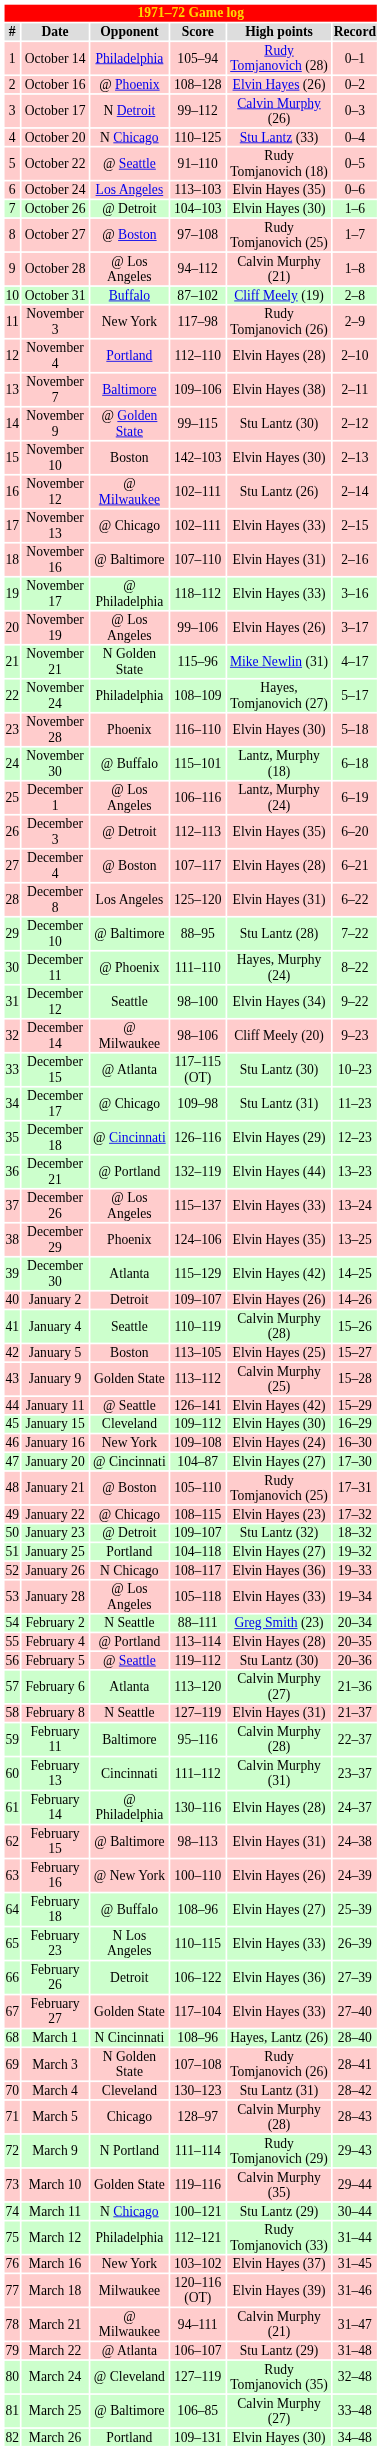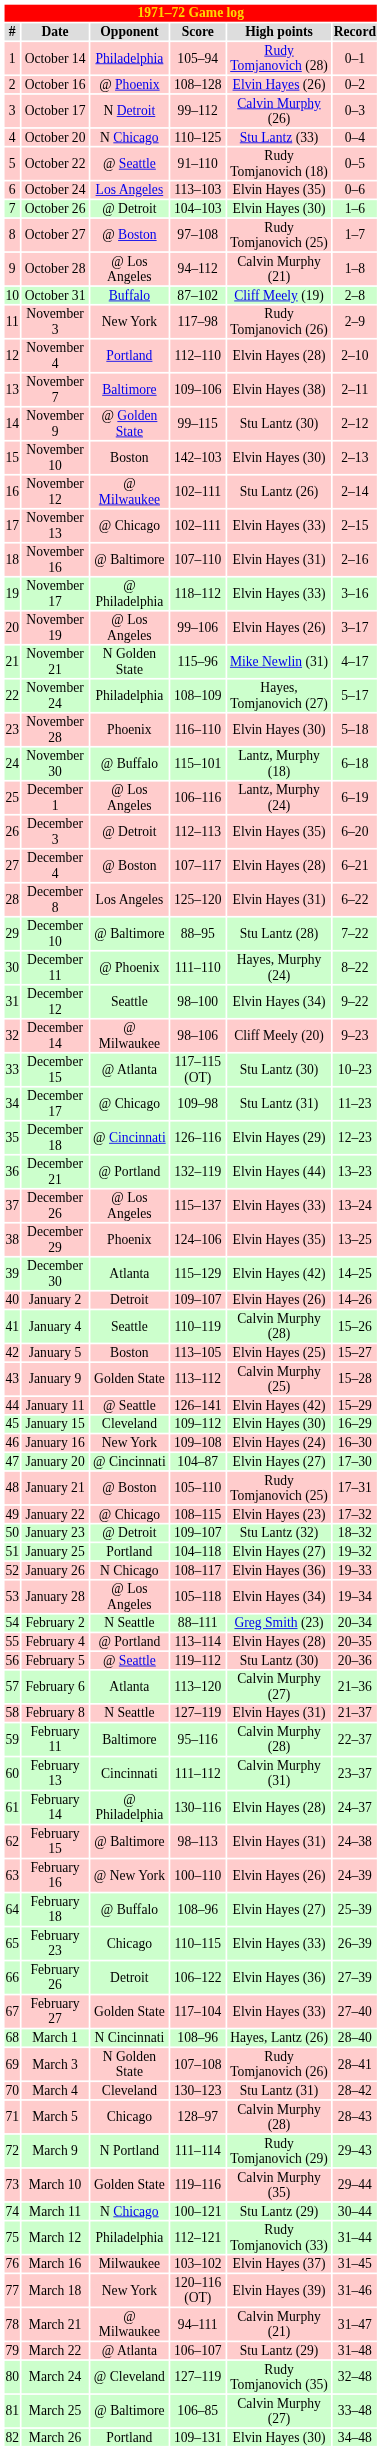(279, 1596) Elvin Hayes (33) -> (279, 1596) Elvin Hayes (34)
(129, 1943) N Los Angeles -> (129, 1943) Chicago
(129, 2264) New York -> (129, 2264) Milwaukee
(129, 2290) Milwaukee -> (129, 2290) New York
